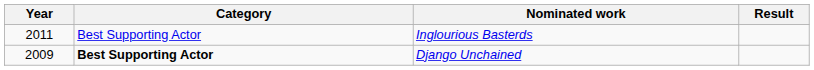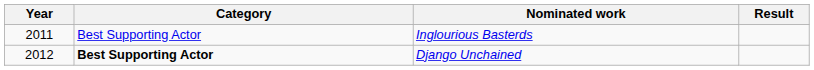(39, 55) 2009 -> (39, 55) 2012
